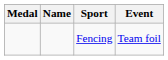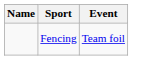- column: (22, 14)
